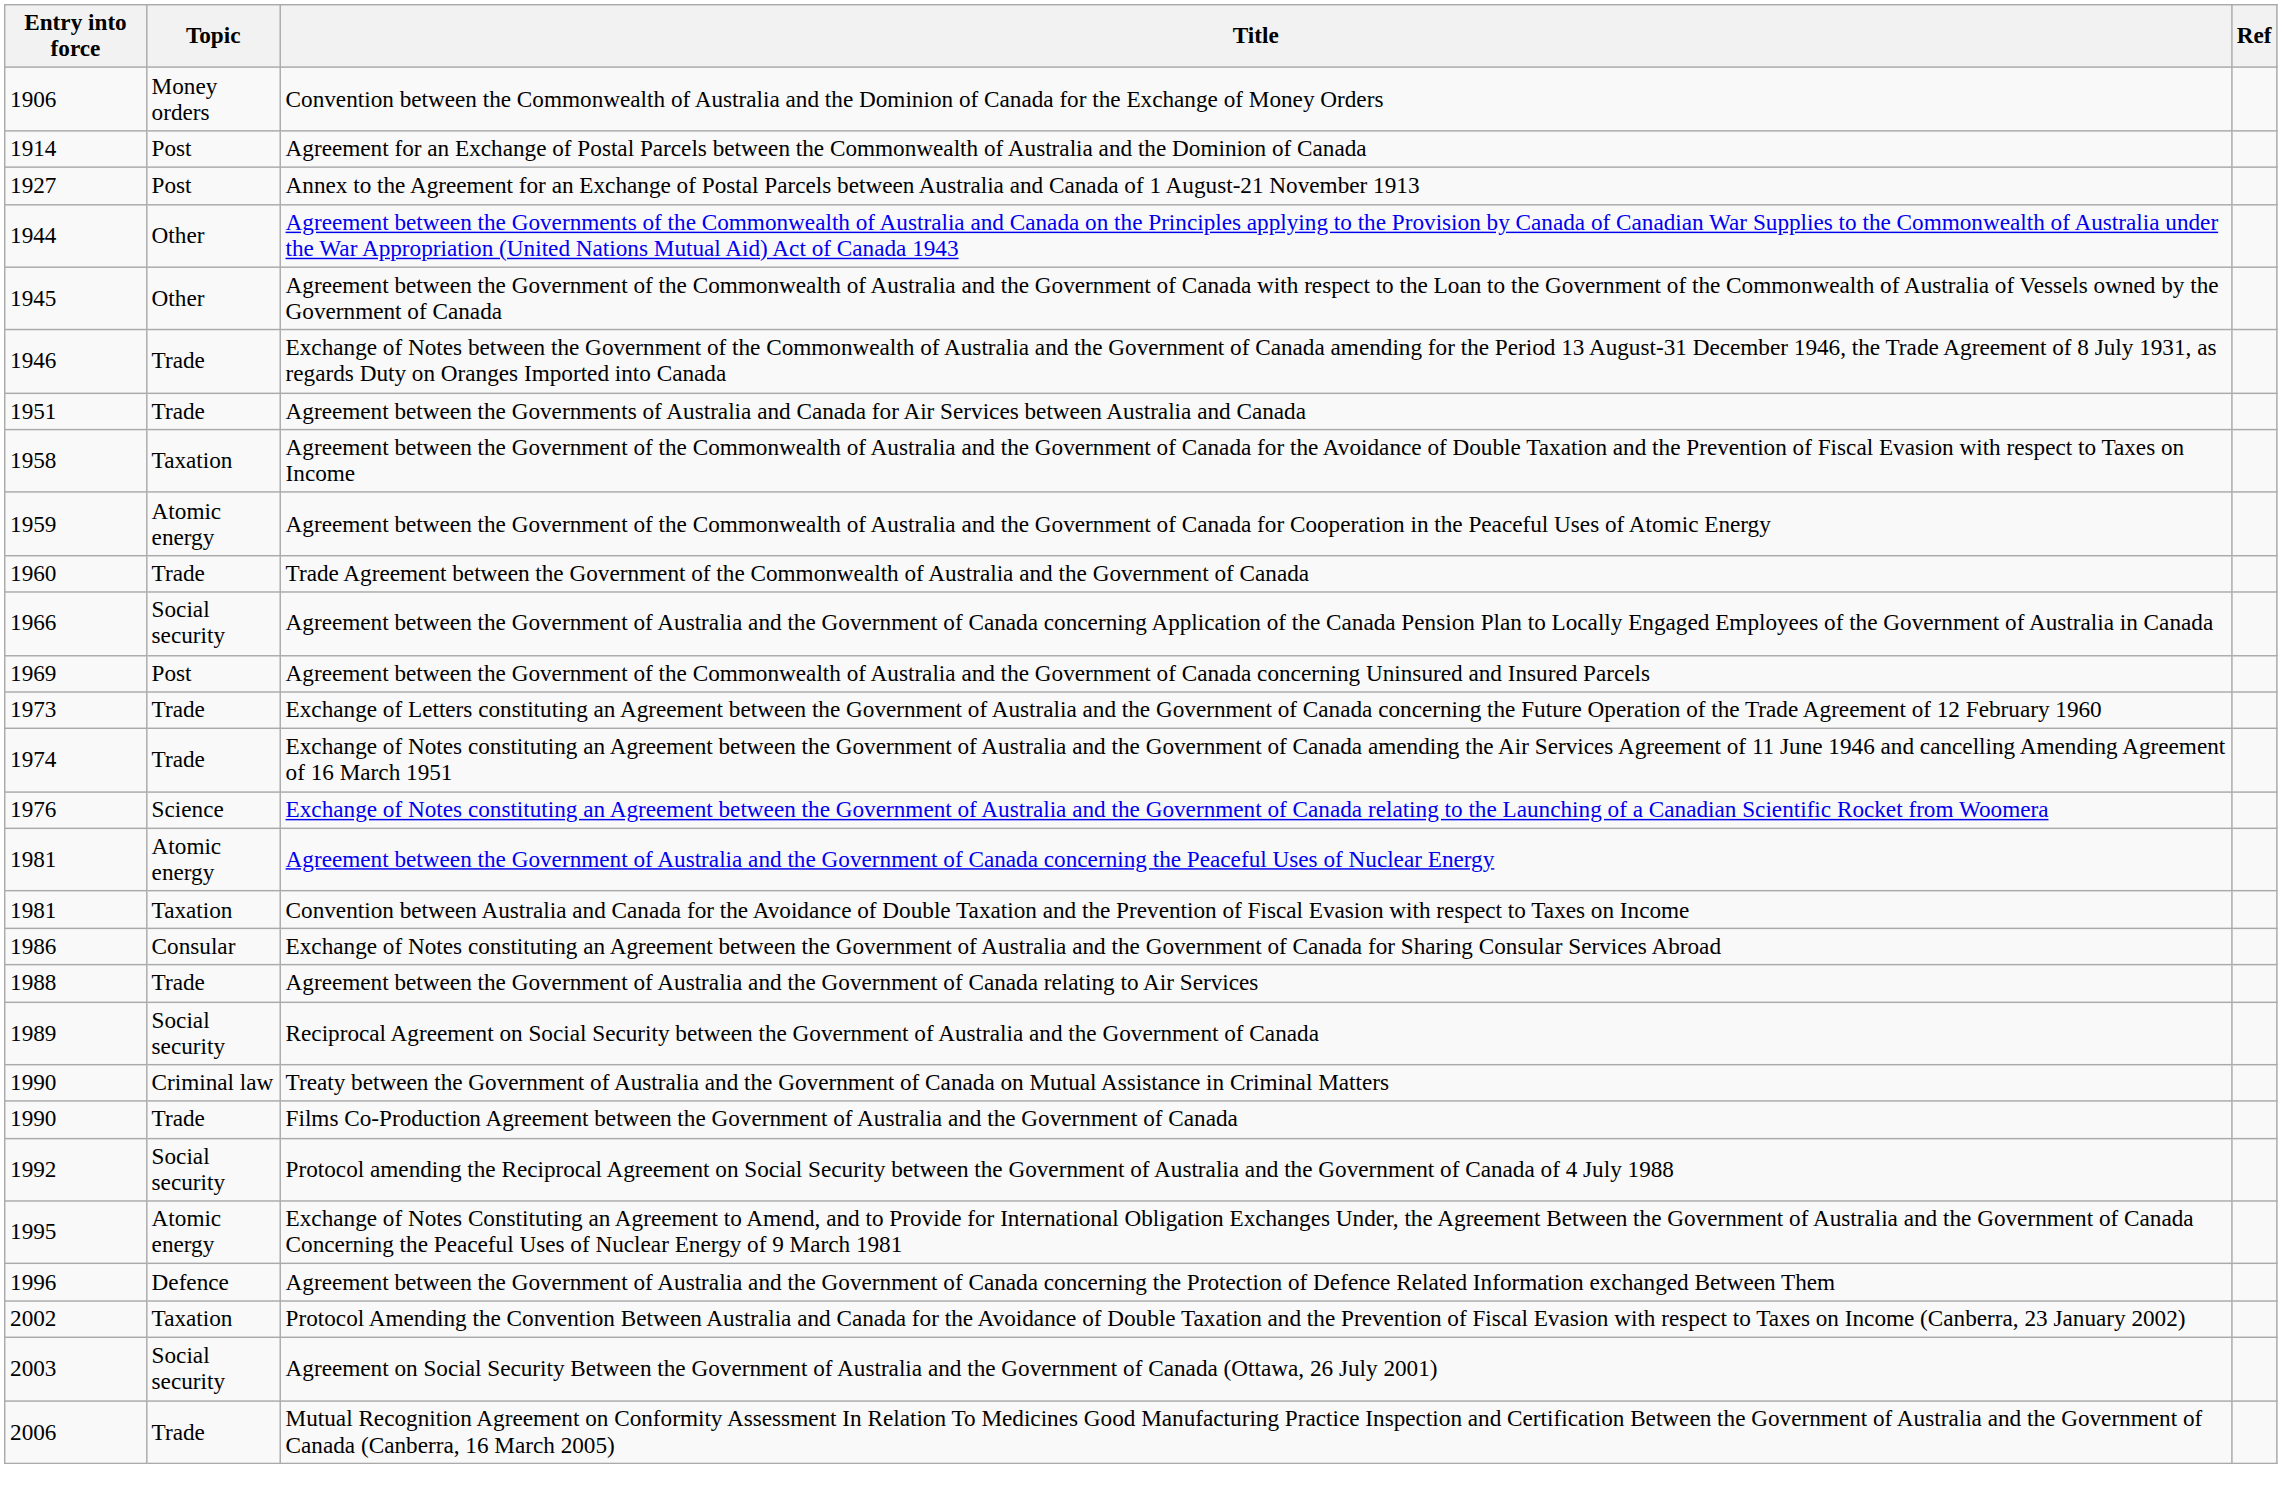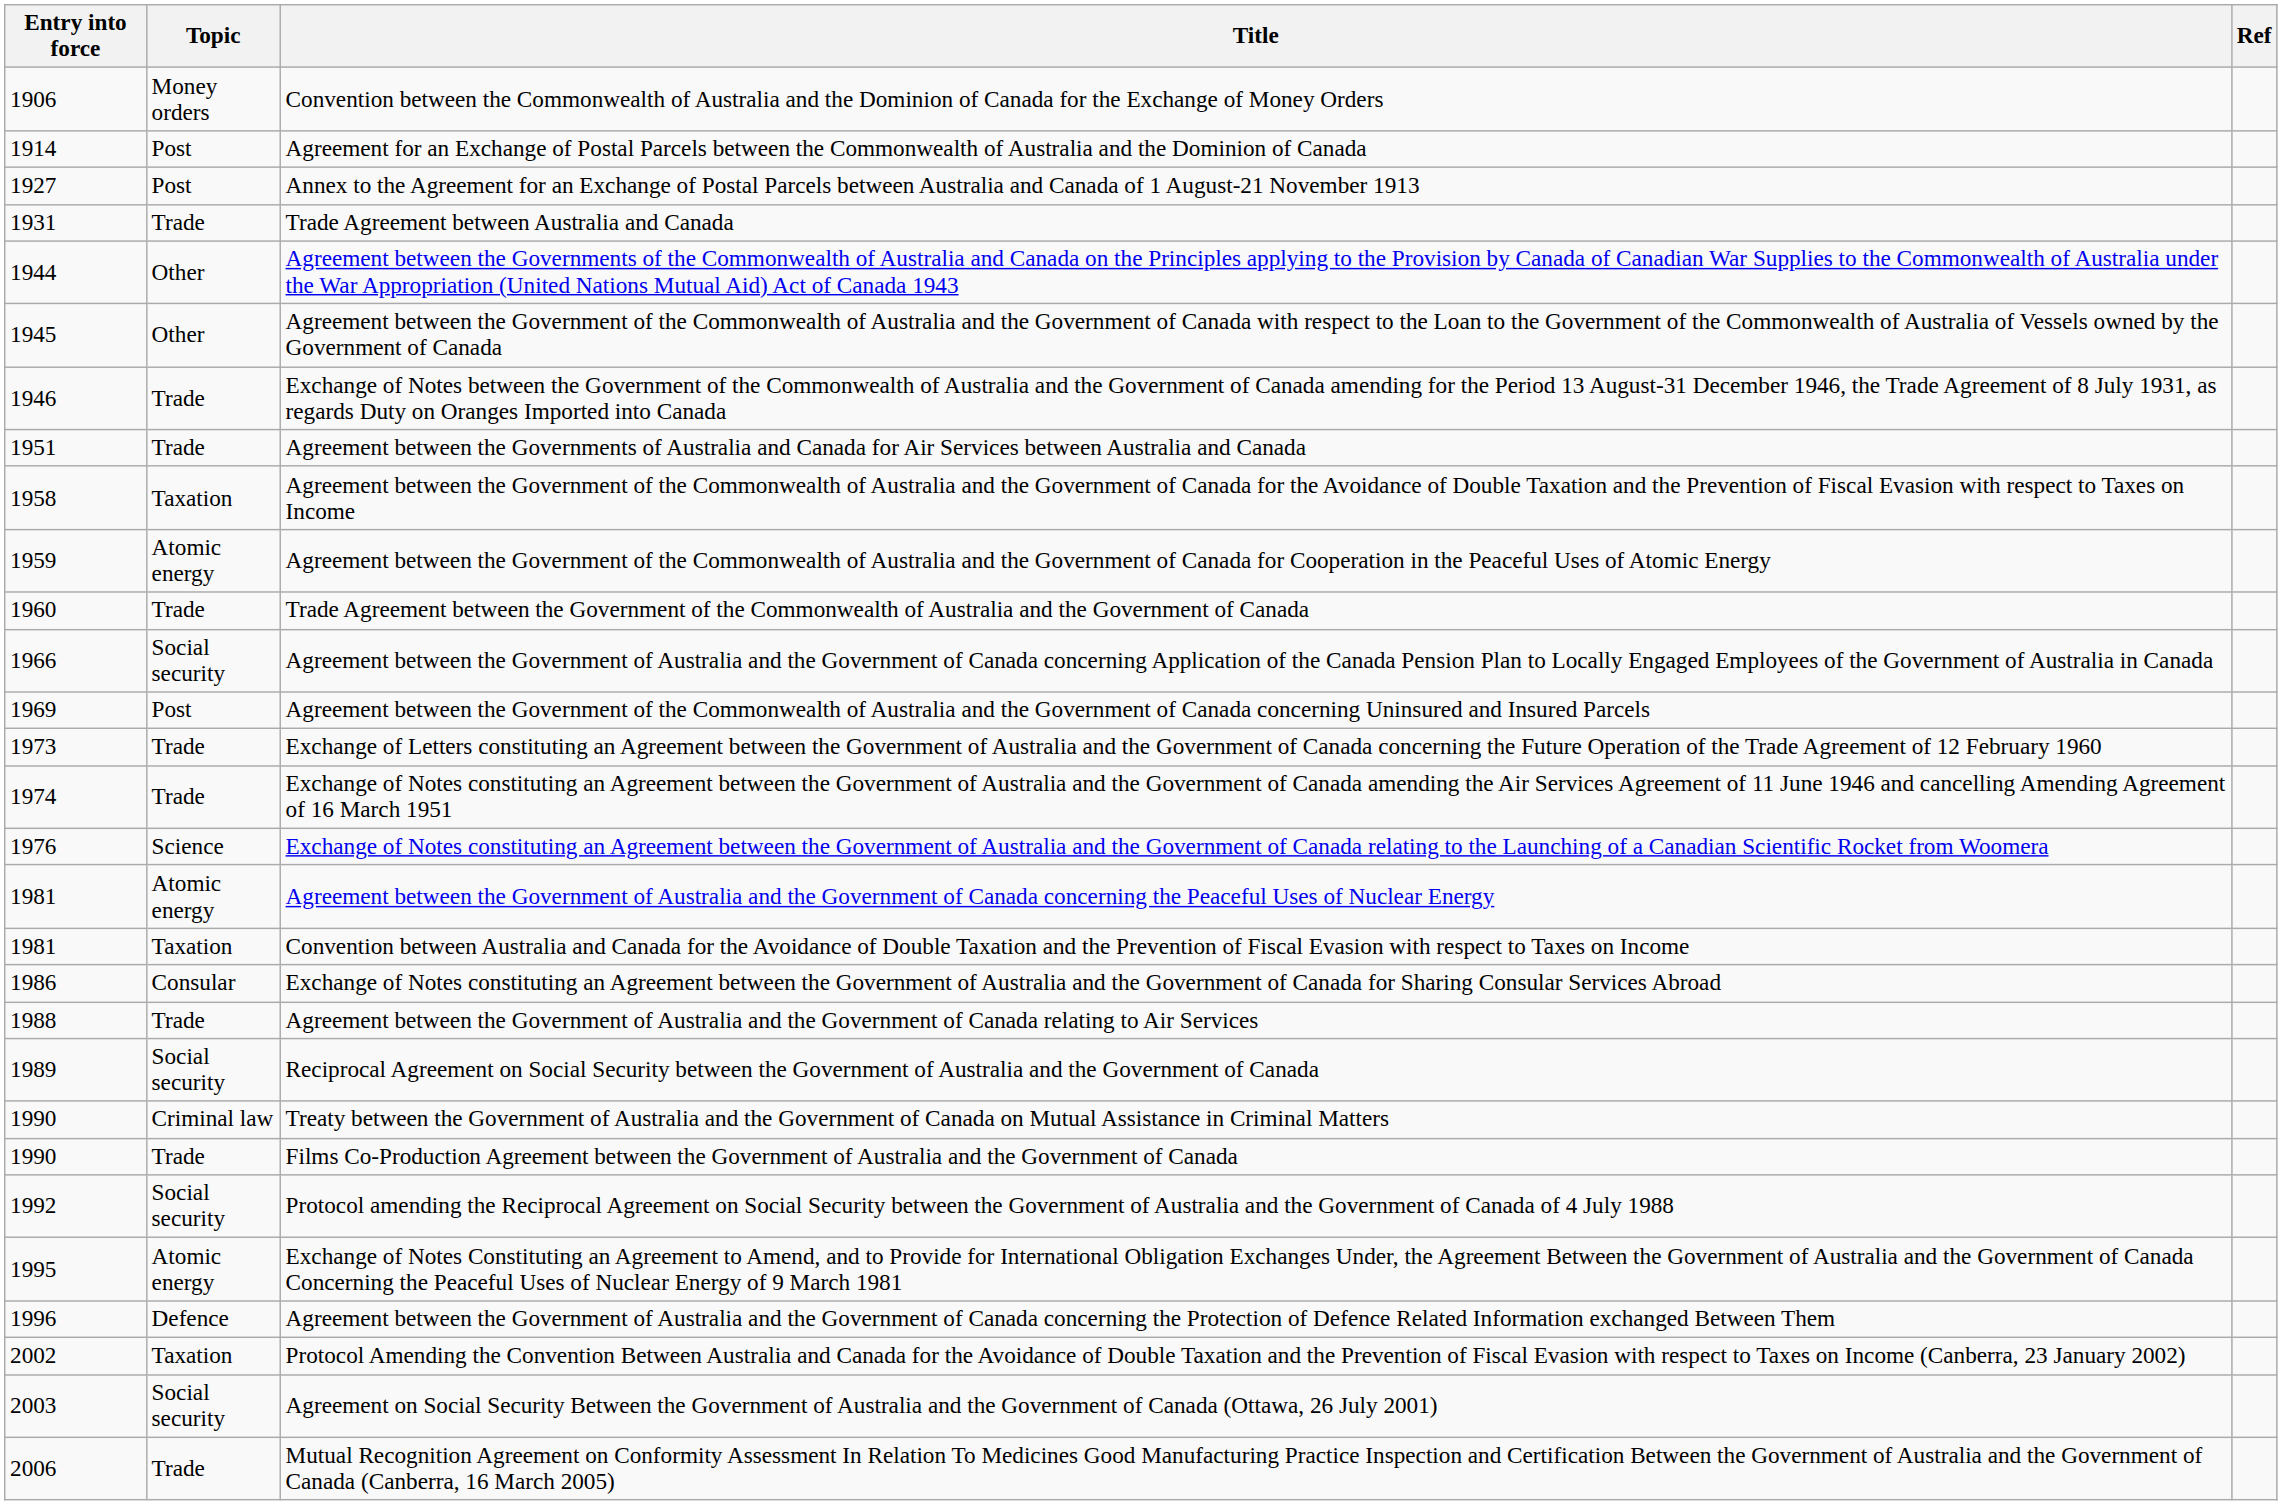+ row: (510, 222)
